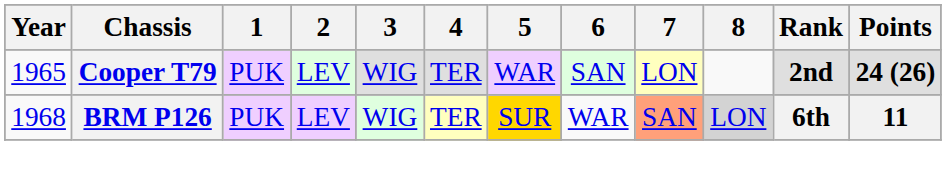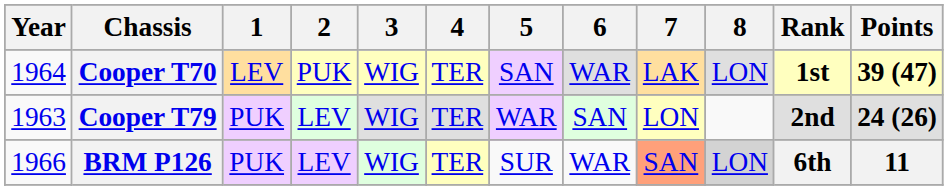+ row: (148, 72)
(39, 72) 1965 -> (39, 117) 1963
(39, 117) 1968 -> (39, 162) 1966
(525, 117) gold background -> (526, 162) no background
